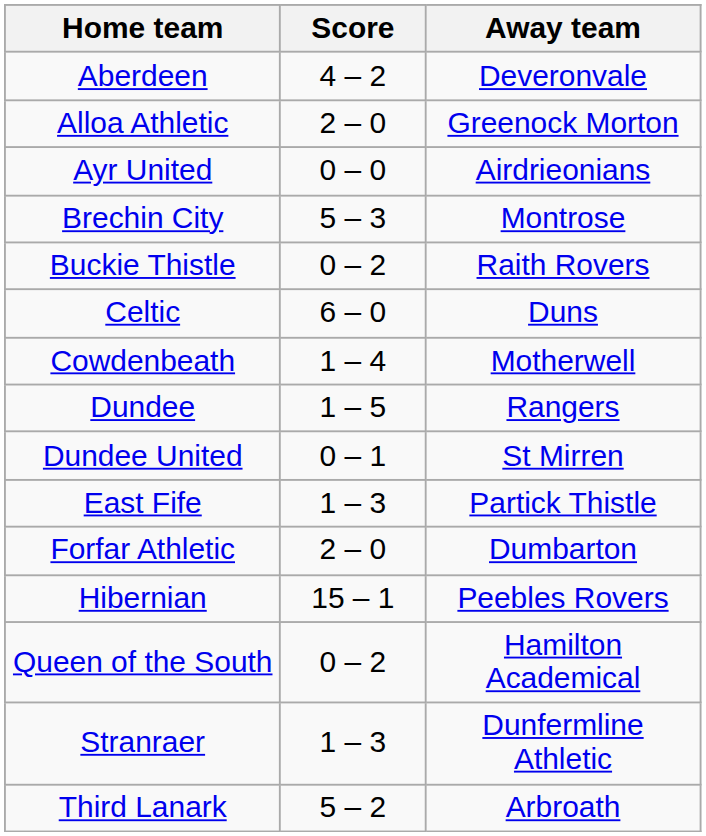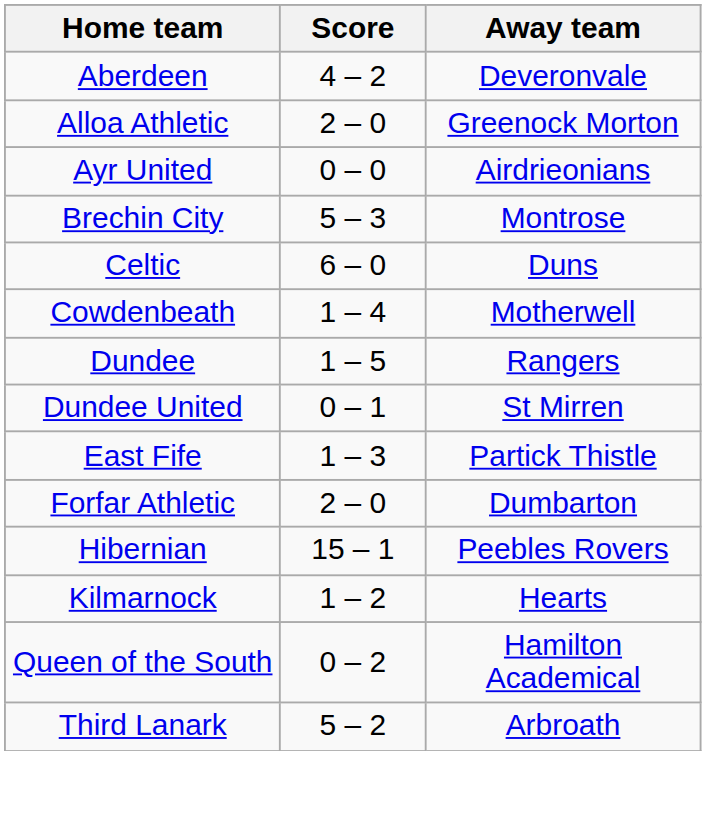- row: (143, 265)
+ row: (143, 597)
- row: (143, 743)
